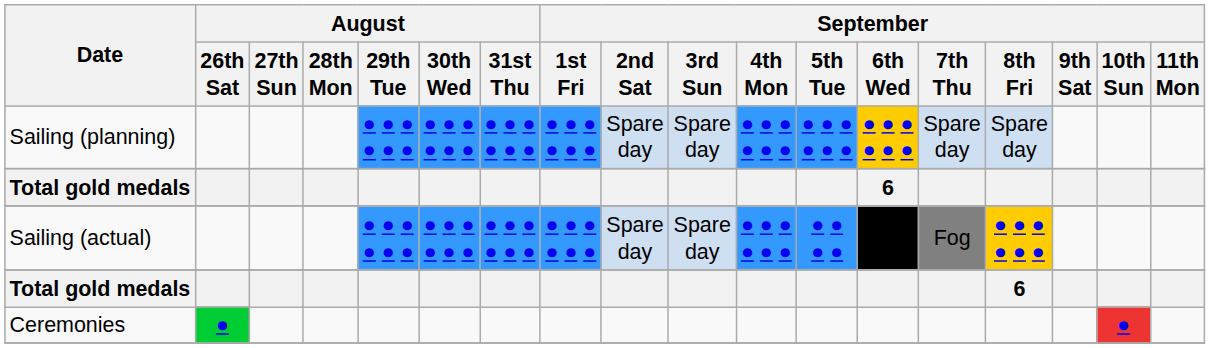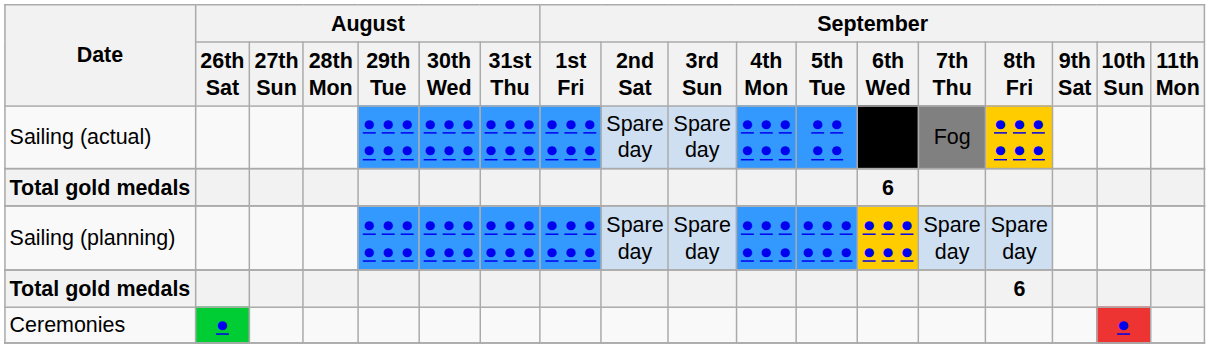rows swapped: (92, 137) <-> (81, 238)
